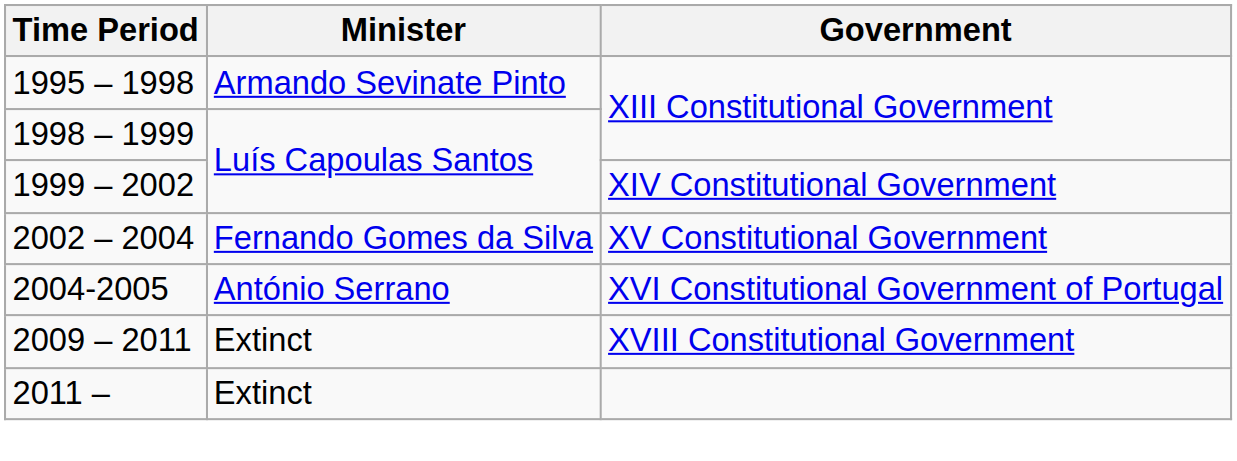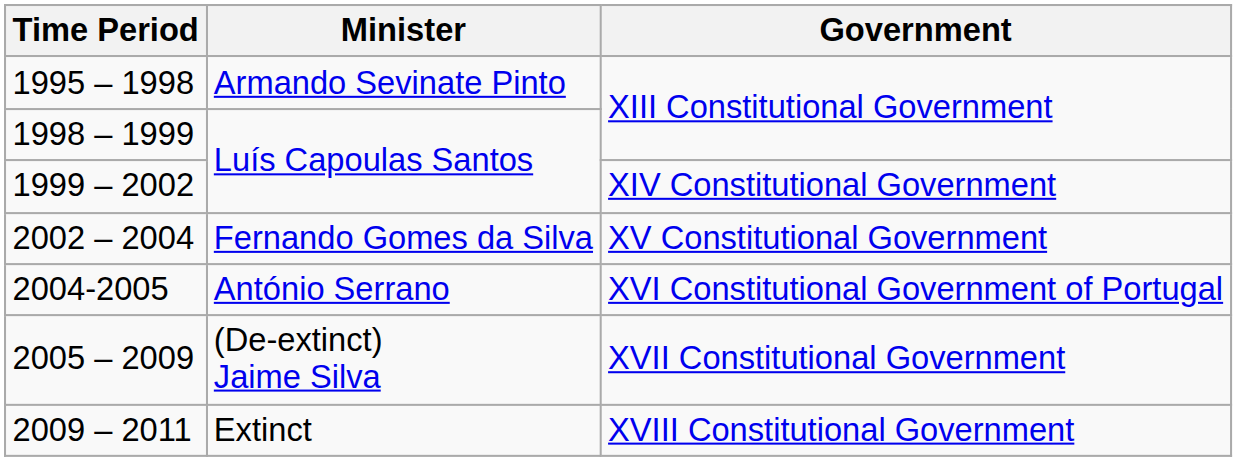+ row: (103, 359)
- row: (61, 392)
